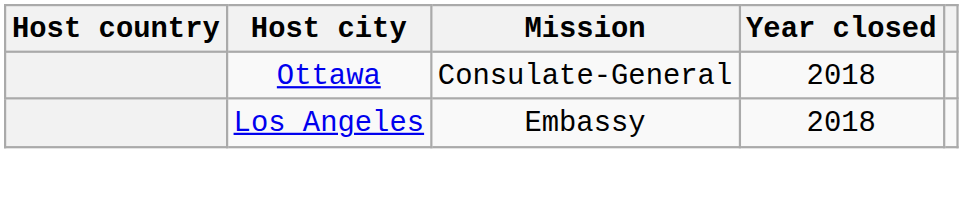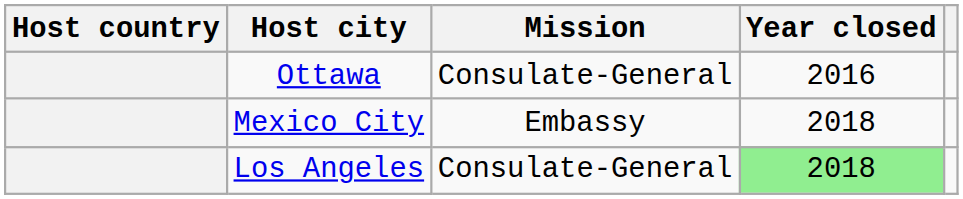(841, 76) 2018 -> (841, 76) 2016
+ row: (329, 123)
(585, 123) Embassy -> (585, 170) Consulate-General
(841, 123) no background -> (841, 170) lightgreen background
